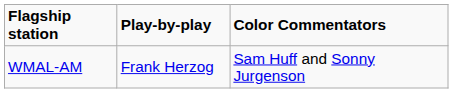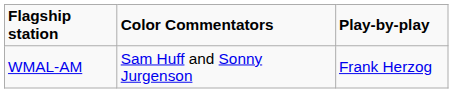columns swapped: (166, 25) <-> (310, 25)
